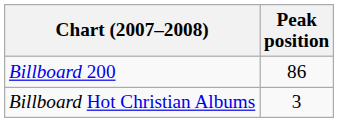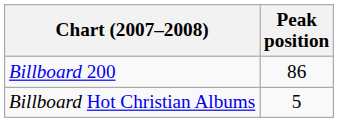(297, 102) 3 -> (297, 102) 5
